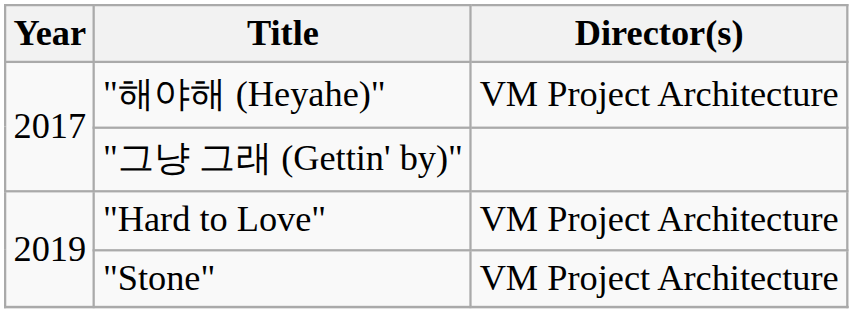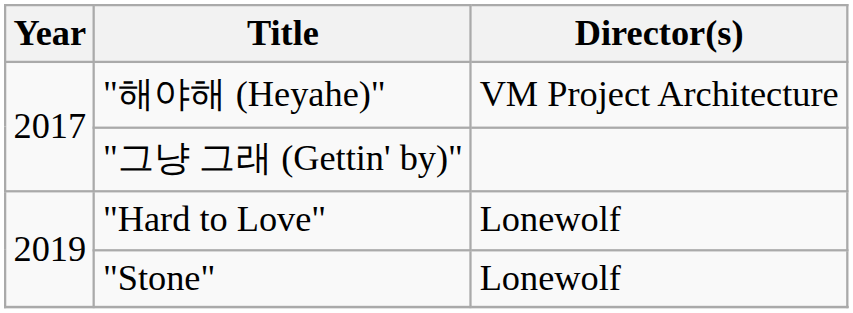(659, 219) VM Project Architecture -> (550, 219) Lonewolf
(659, 277) VM Project Architecture -> (550, 277) Lonewolf
